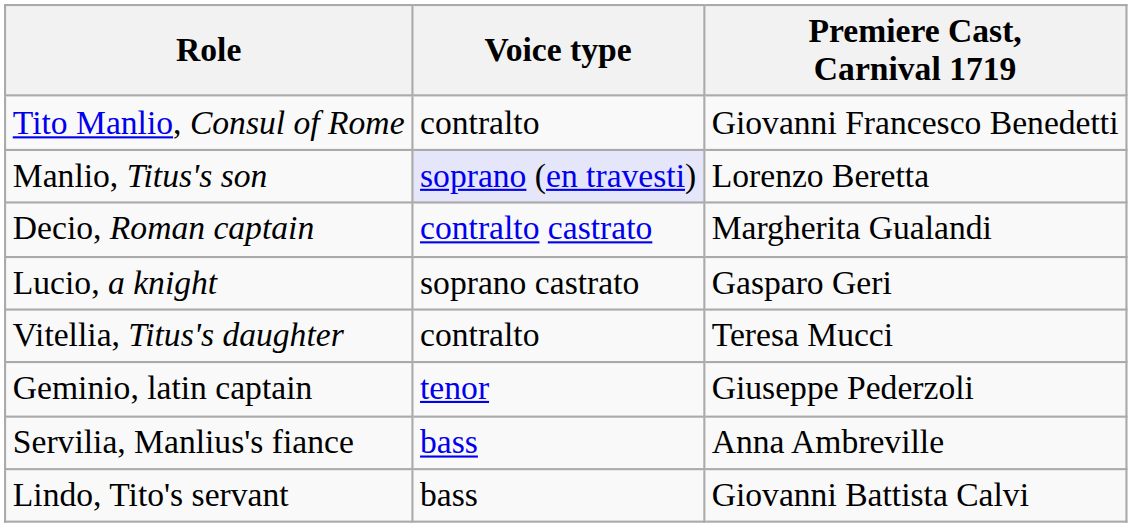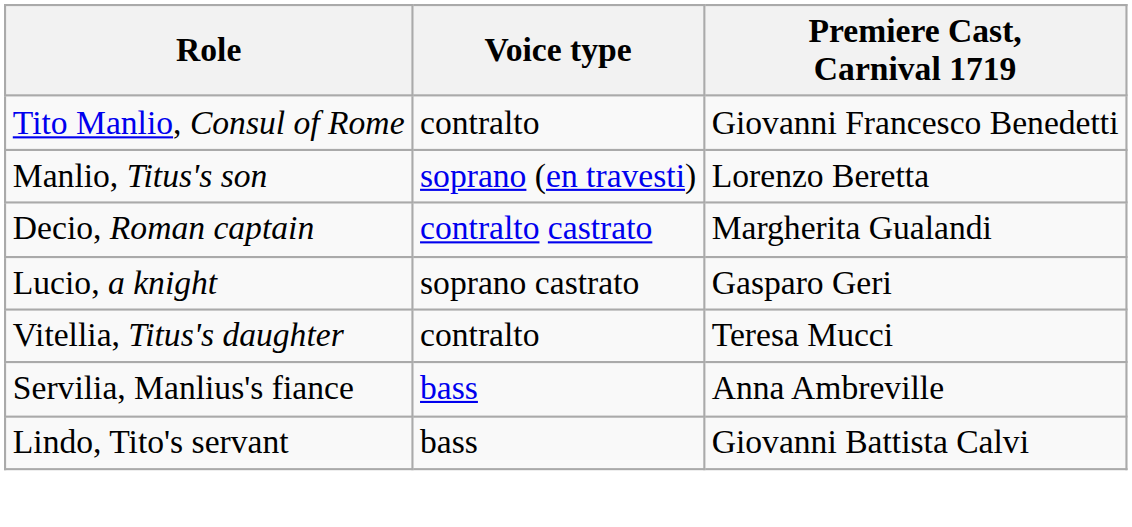(558, 175) lavender background -> (558, 175) no background
- row: (163, 388)
